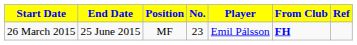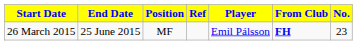columns swapped: (197, 13) <-> (341, 13)
